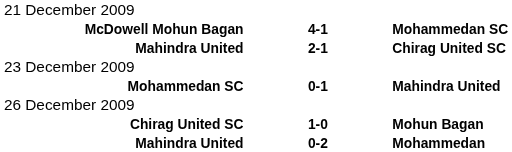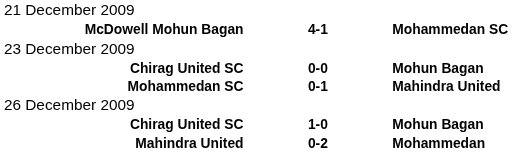- row: (189, 48)
+ row: (187, 68)
